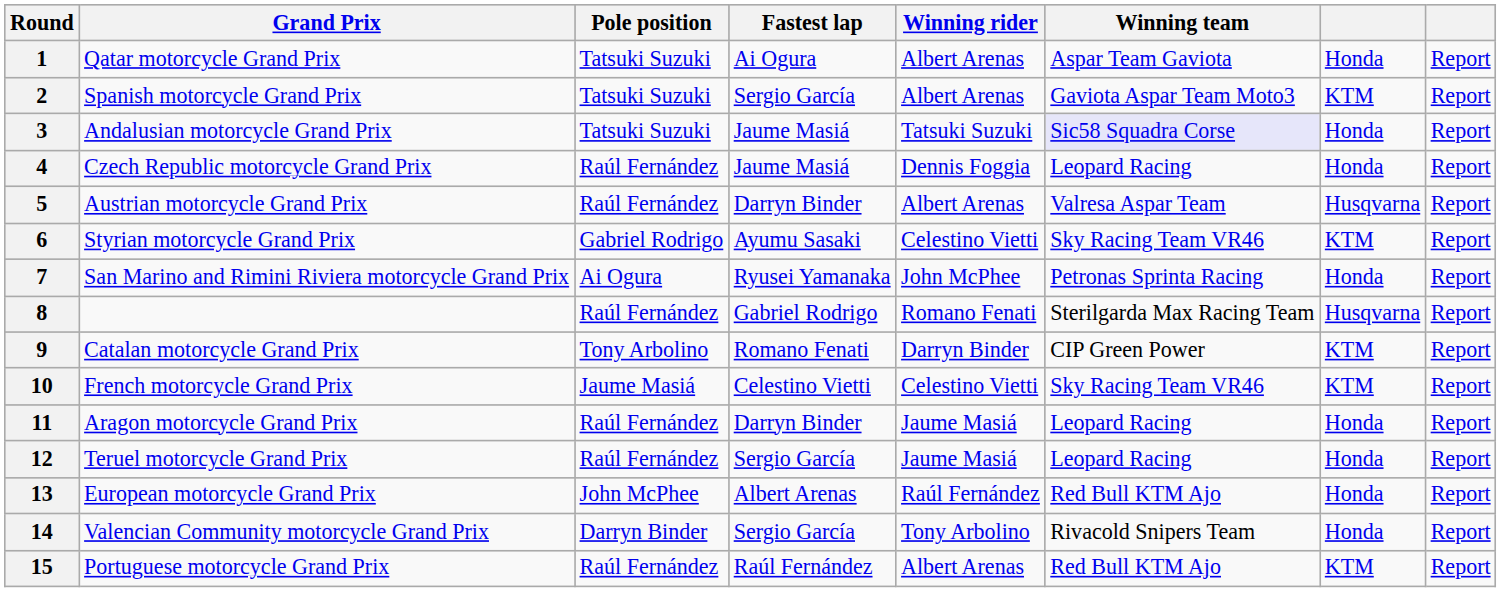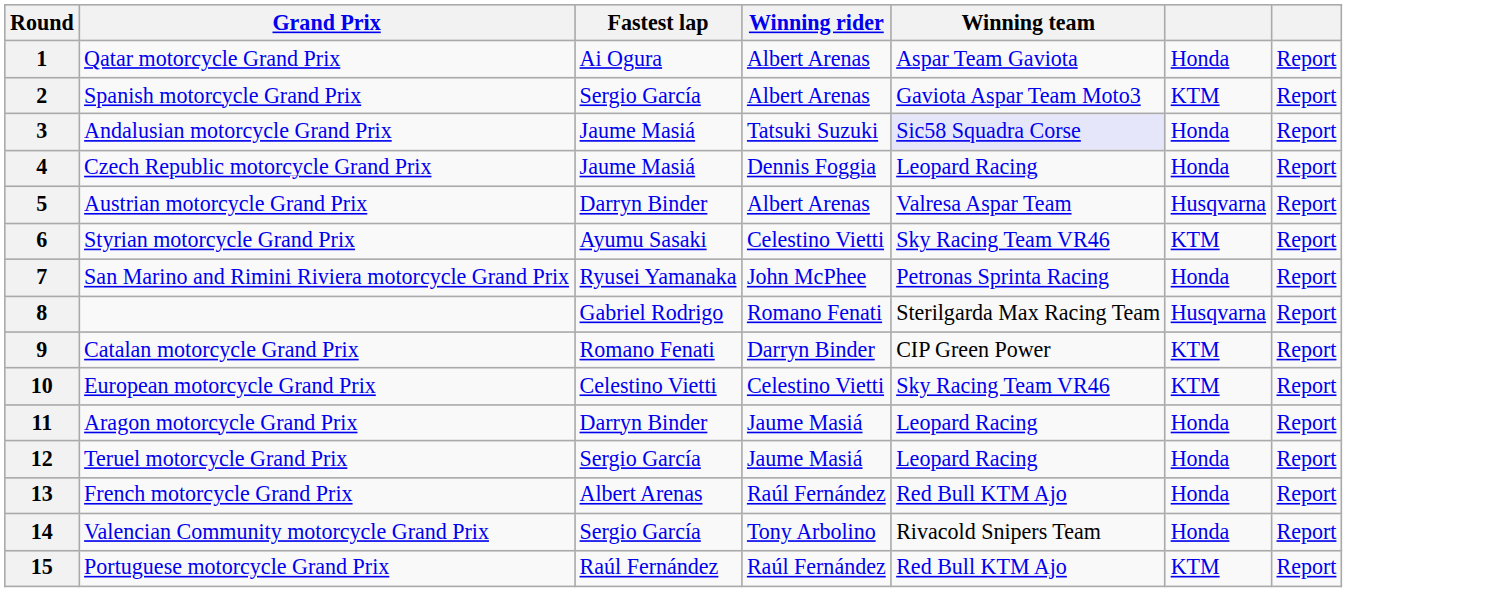- column: (651, 22)
(218, 385) French motorcycle Grand Prix -> (230, 385) European motorcycle Grand Prix
(230, 494) European motorcycle Grand Prix -> (218, 494) French motorcycle Grand Prix
(963, 567) Albert Arenas -> (816, 567) Raúl Fernández
